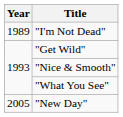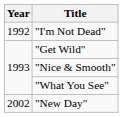(18, 31) 1989 -> (18, 31) 1992
(18, 103) 2005 -> (18, 103) 2002
